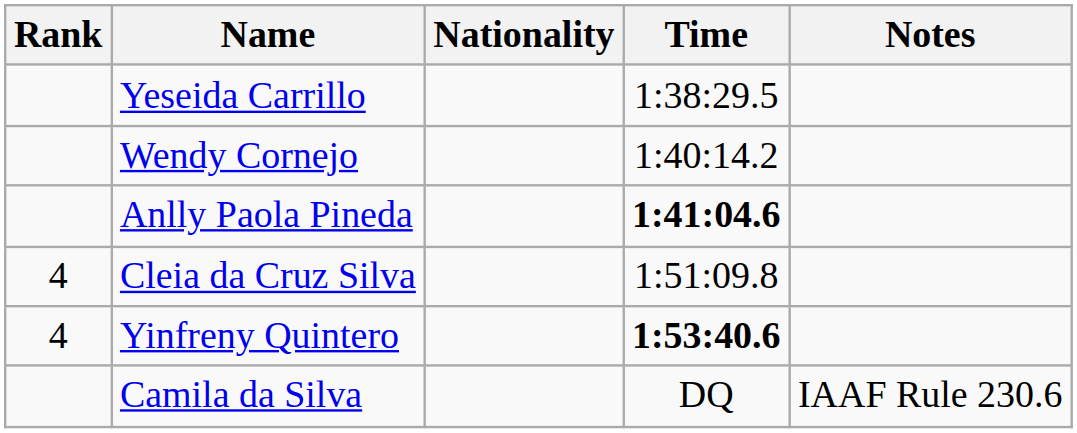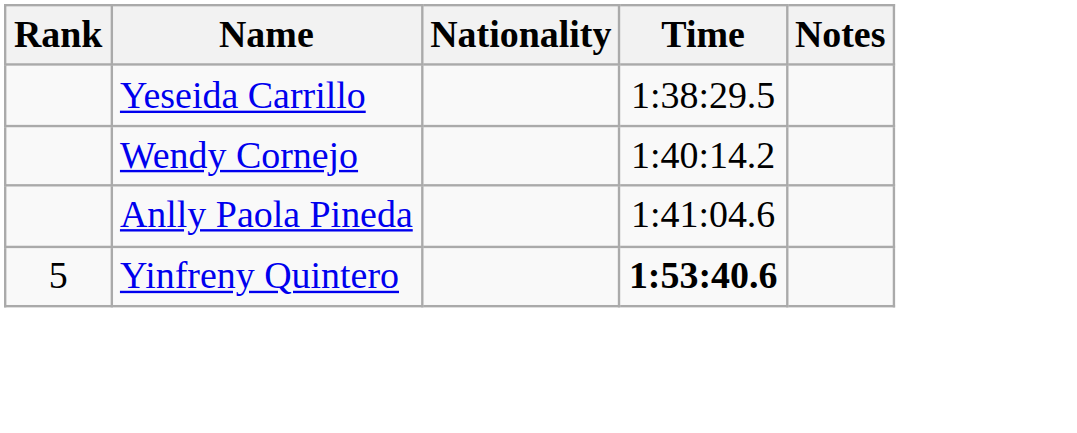(706, 214) bold -> (703, 214) normal
- row: (268, 275)
(58, 335) 4 -> (58, 275) 5
- row: (241, 395)
